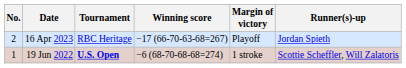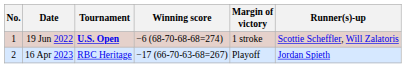rows swapped: (50, 55) <-> (49, 39)
